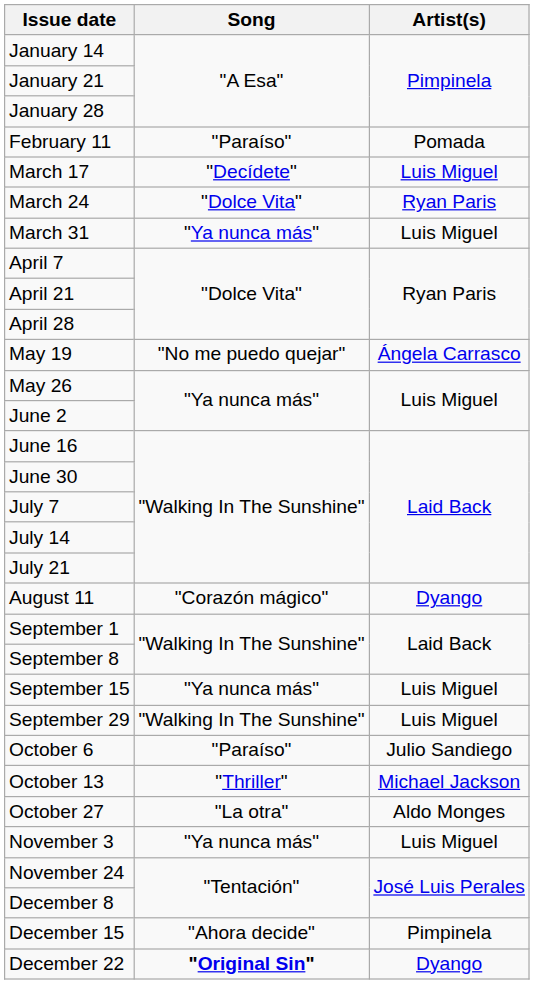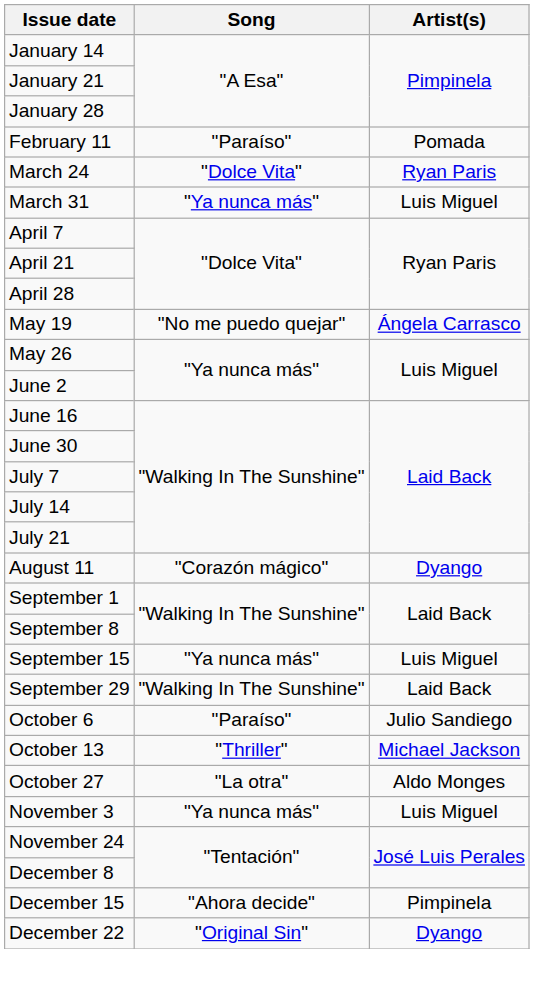- row: (49, 171)
(449, 720) Luis Miguel -> (449, 689) Laid Back
(252, 963) bold -> (252, 933) normal
